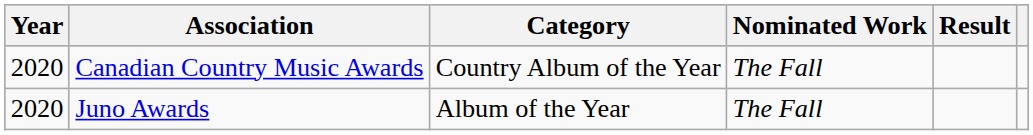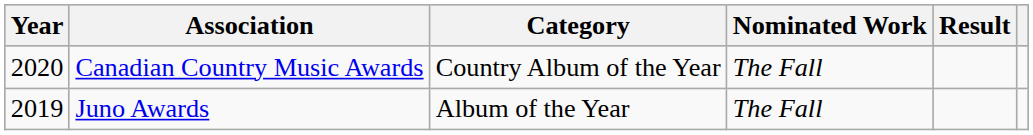(37, 108) 2020 -> (37, 108) 2019
